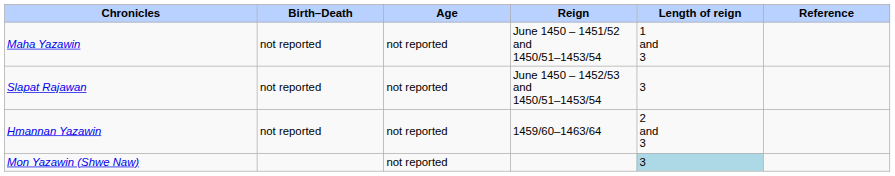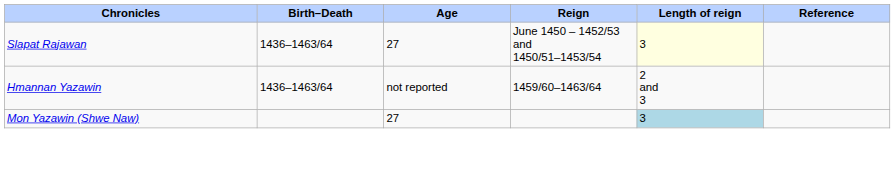- row: (44, 44)
(291, 87) not reported -> (296, 44) 1436–1463/64
(417, 87) not reported -> (393, 44) 27
(643, 87) no background -> (643, 44) lightyellow background
(291, 131) not reported -> (296, 87) 1436–1463/64
(417, 162) not reported -> (393, 118) 27
